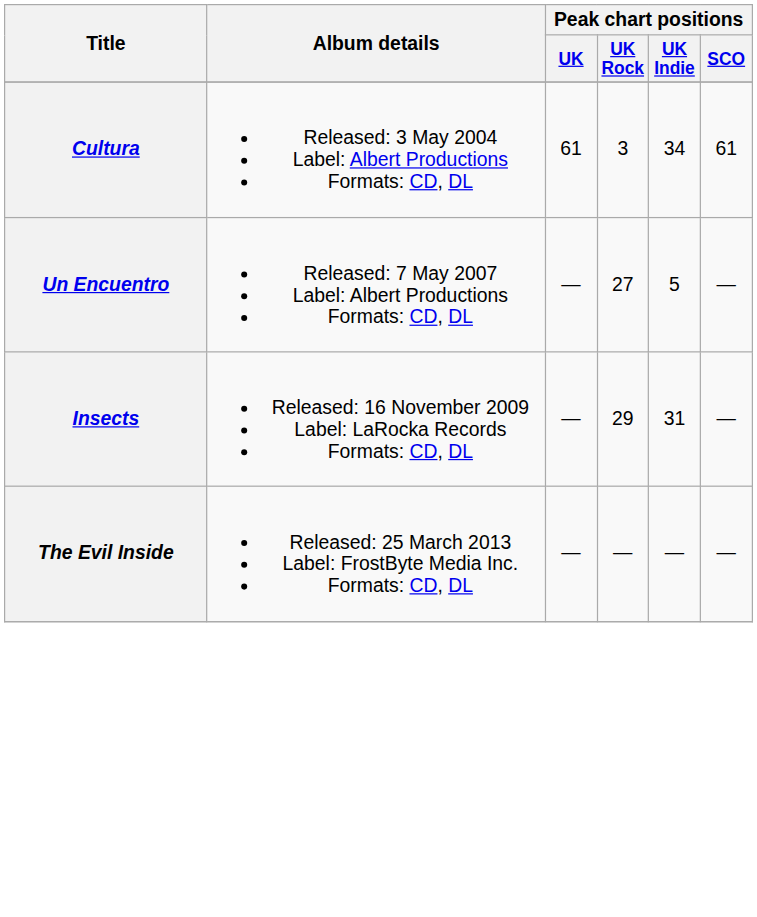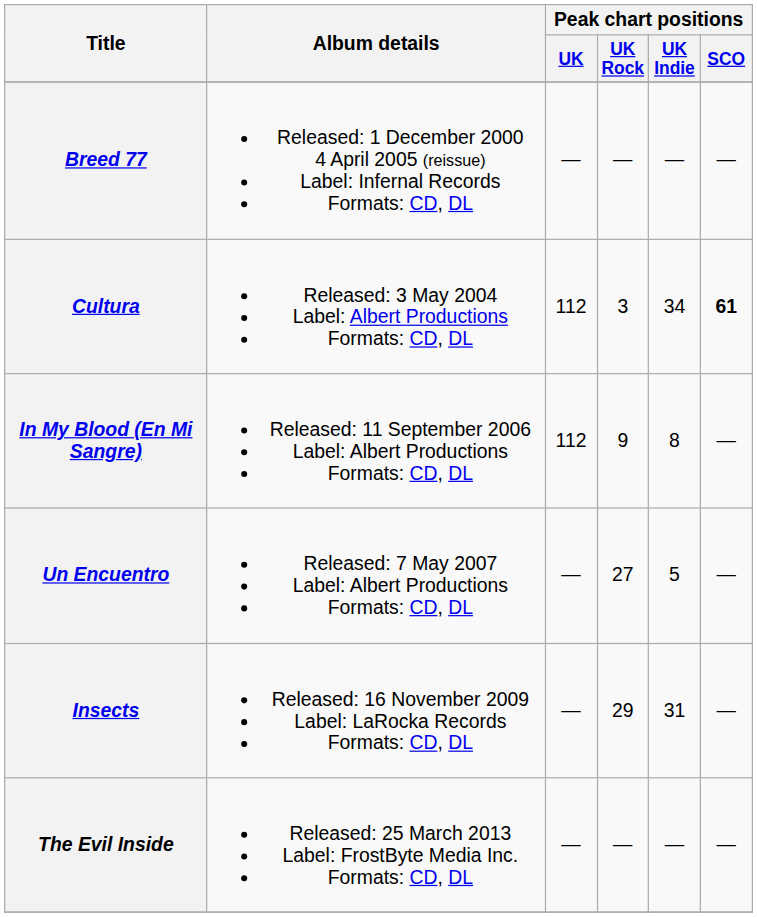+ row: (106, 160)
(571, 149) 61 -> (571, 306) 112
(726, 149) normal -> (726, 306) bold
+ row: (106, 440)
